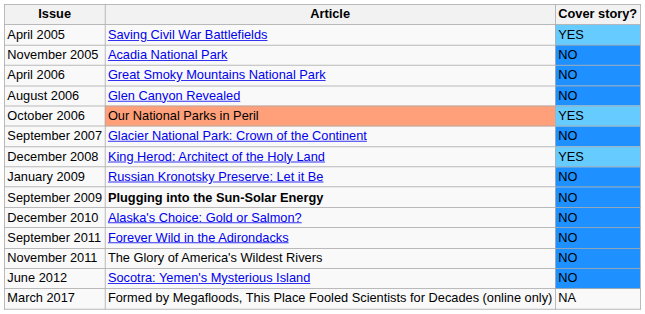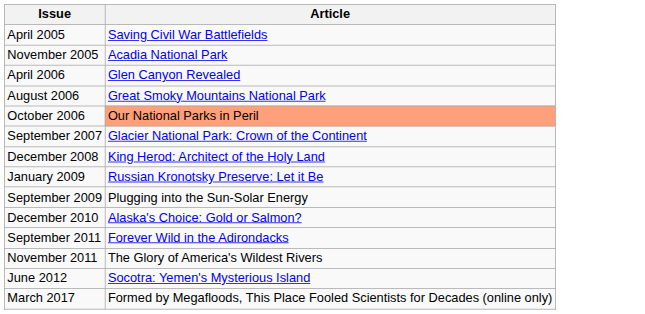- column: (598, 14)
(217, 75) Great Smoky Mountains National Park -> (174, 75) Glen Canyon Revealed
(174, 95) Glen Canyon Revealed -> (217, 95) Great Smoky Mountains National Park
(216, 197) bold -> (208, 197) normal
